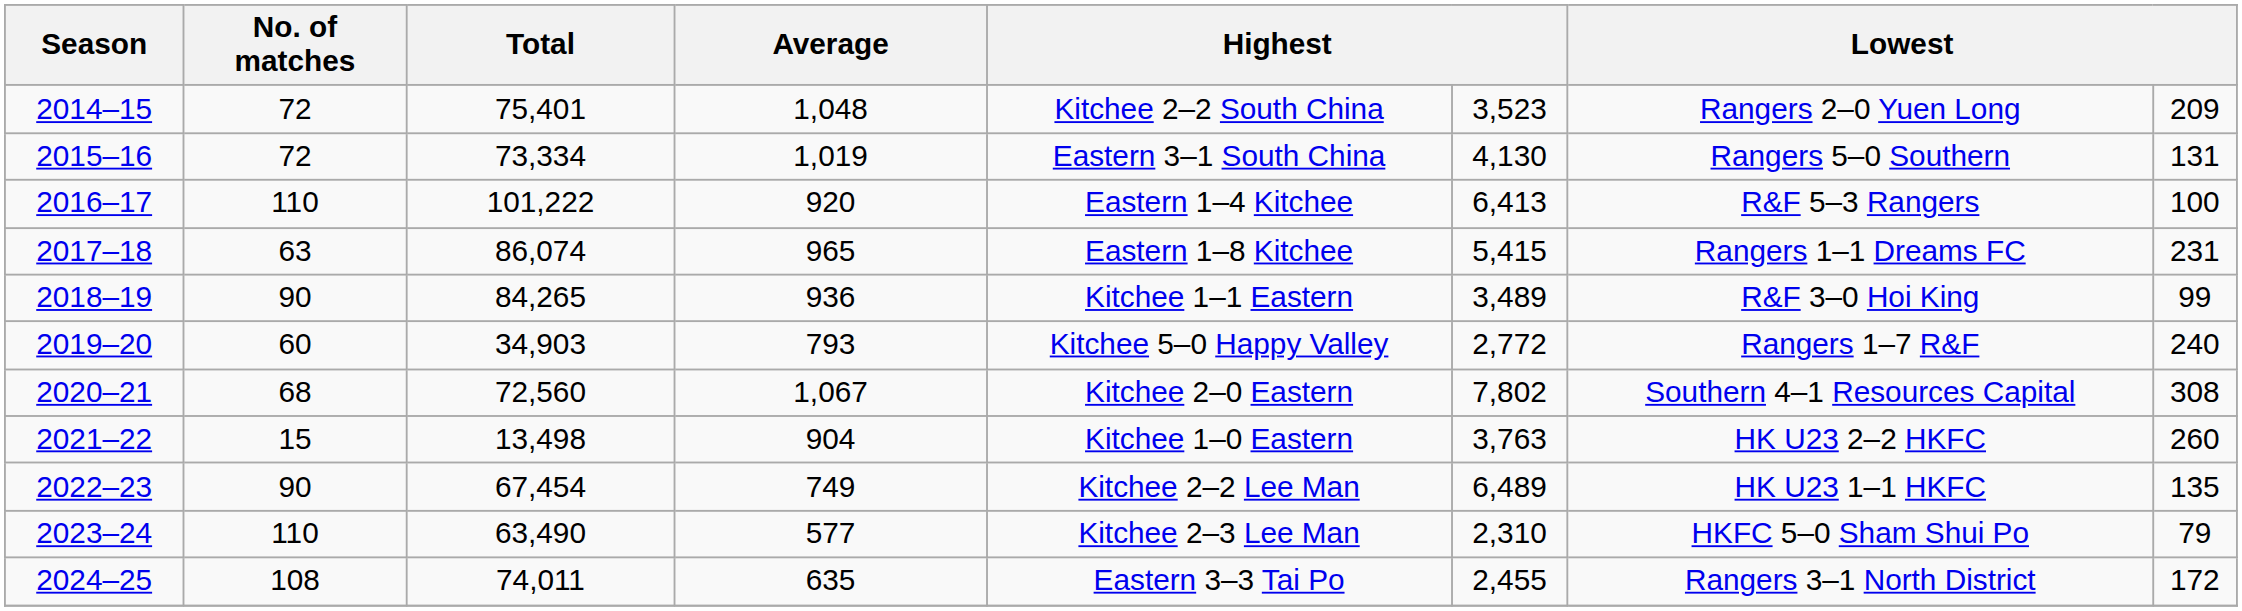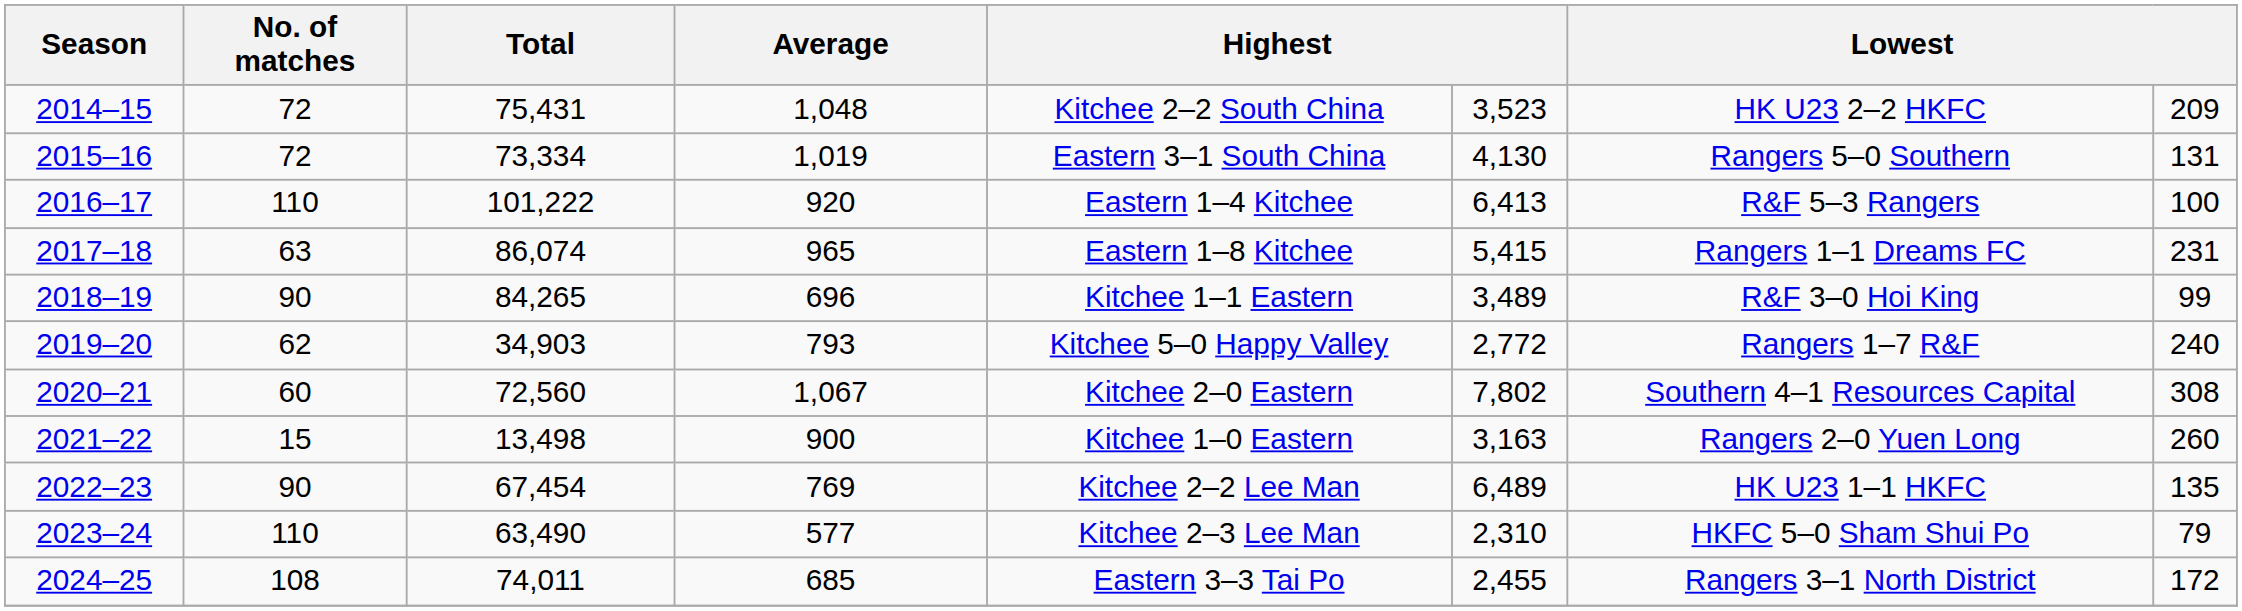(540, 108) 75,401 -> (540, 108) 75,431
(1860, 108) Rangers 2–0 Yuen Long -> (1860, 108) HK U23 2–2 HKFC
(831, 297) 936 -> (831, 297) 696
(295, 344) 60 -> (295, 344) 62
(295, 391) 68 -> (295, 391) 60
(831, 439) 904 -> (831, 439) 900
(1510, 439) 3,763 -> (1510, 439) 3,163
(1860, 439) HK U23 2–2 HKFC -> (1860, 439) Rangers 2–0 Yuen Long
(831, 486) 749 -> (831, 486) 769
(831, 580) 635 -> (831, 580) 685
